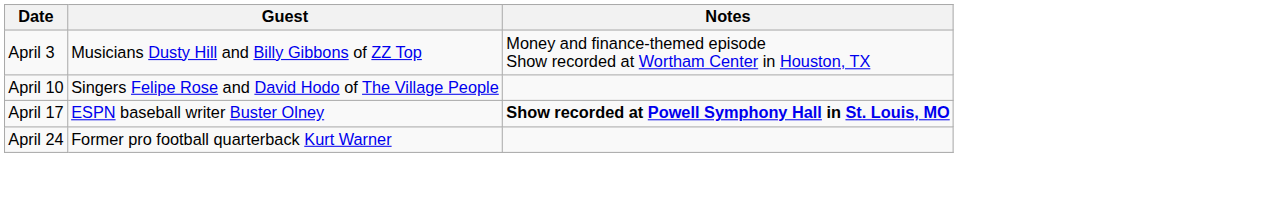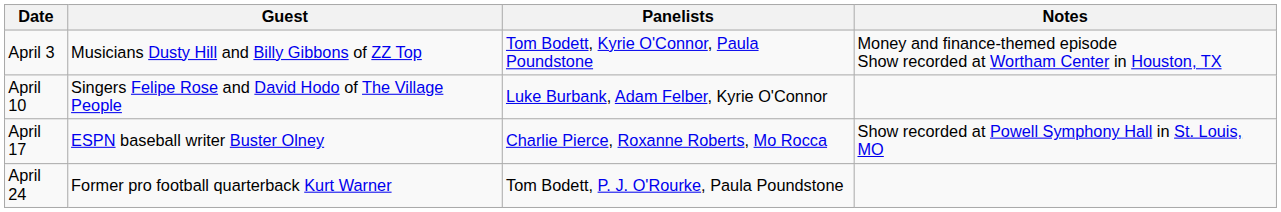+ column: (678, 17)
(728, 113) bold -> (1050, 140) normal
